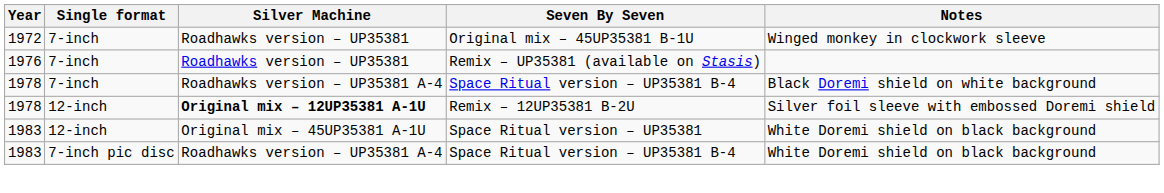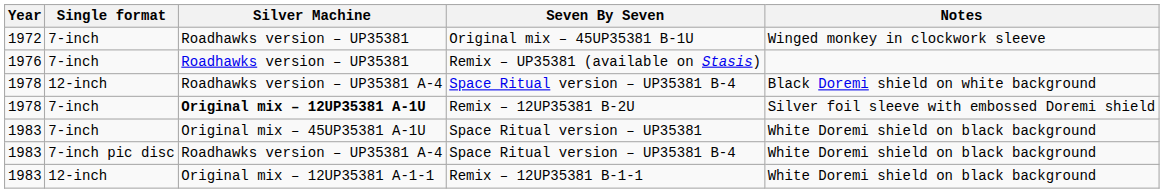(74, 85) 7-inch -> (78, 85) 12-inch
(78, 108) 12-inch -> (74, 108) 7-inch
(78, 130) 12-inch -> (74, 130) 7-inch
+ row: (25, 176)
